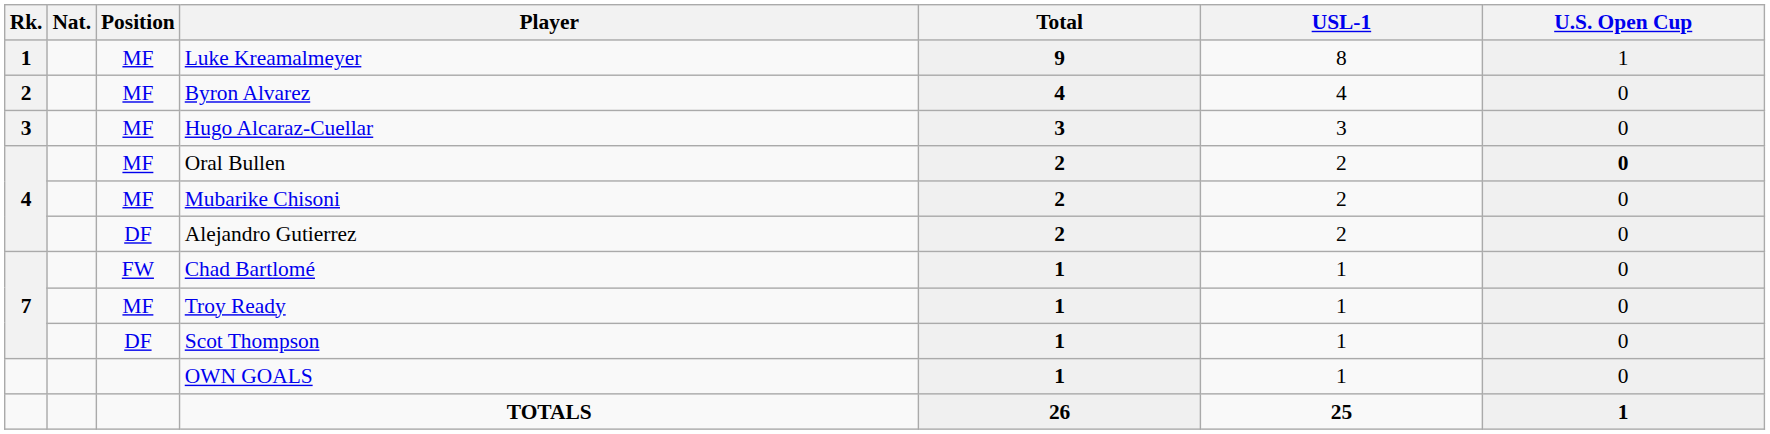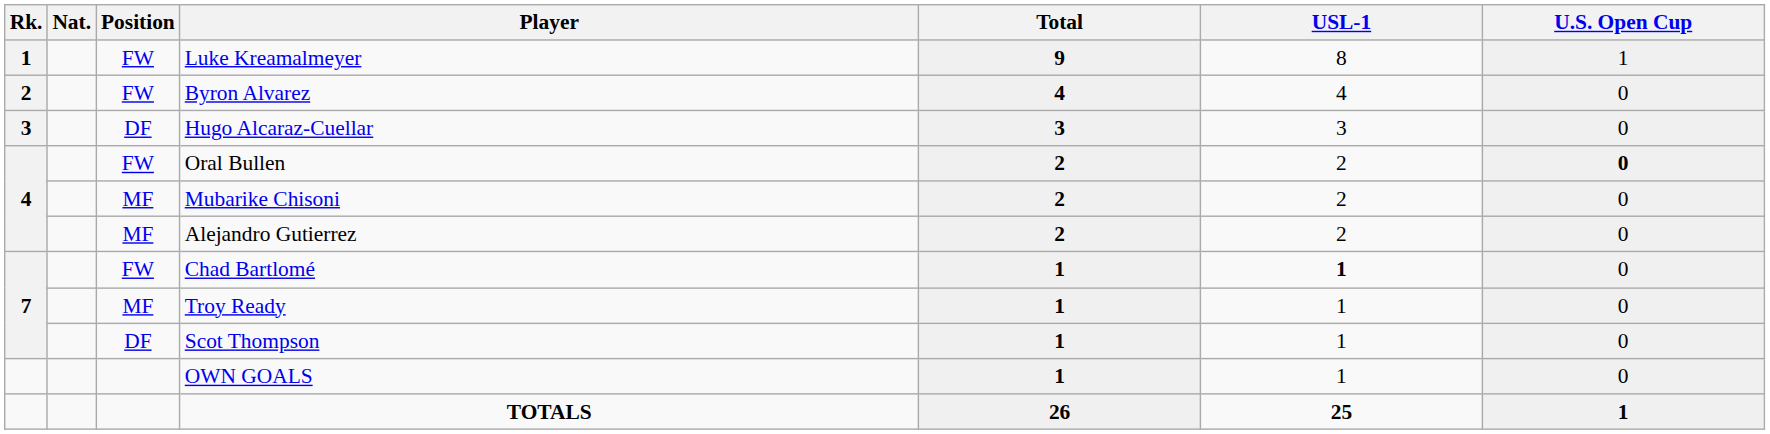(138, 57) MF -> (138, 57) FW
(138, 93) MF -> (138, 93) FW
(138, 128) MF -> (138, 128) DF
(138, 163) MF -> (138, 163) FW
(138, 234) DF -> (138, 234) MF
(1341, 269) normal -> (1341, 269) bold
